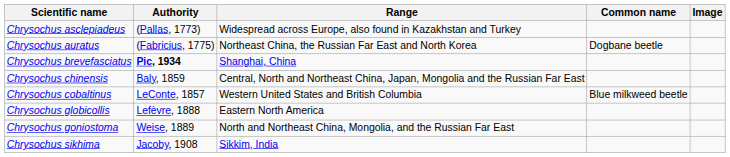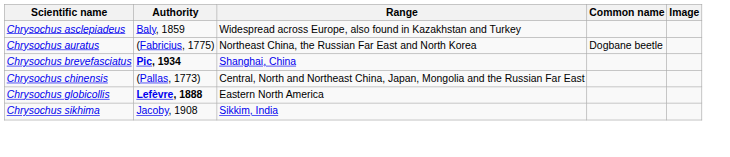(168, 29) (Pallas, 1773) -> (161, 29) Baly, 1859
(161, 78) Baly, 1859 -> (168, 78) (Pallas, 1773)
- row: (59, 95)
(168, 111) normal -> (169, 95) bold
- row: (63, 128)
